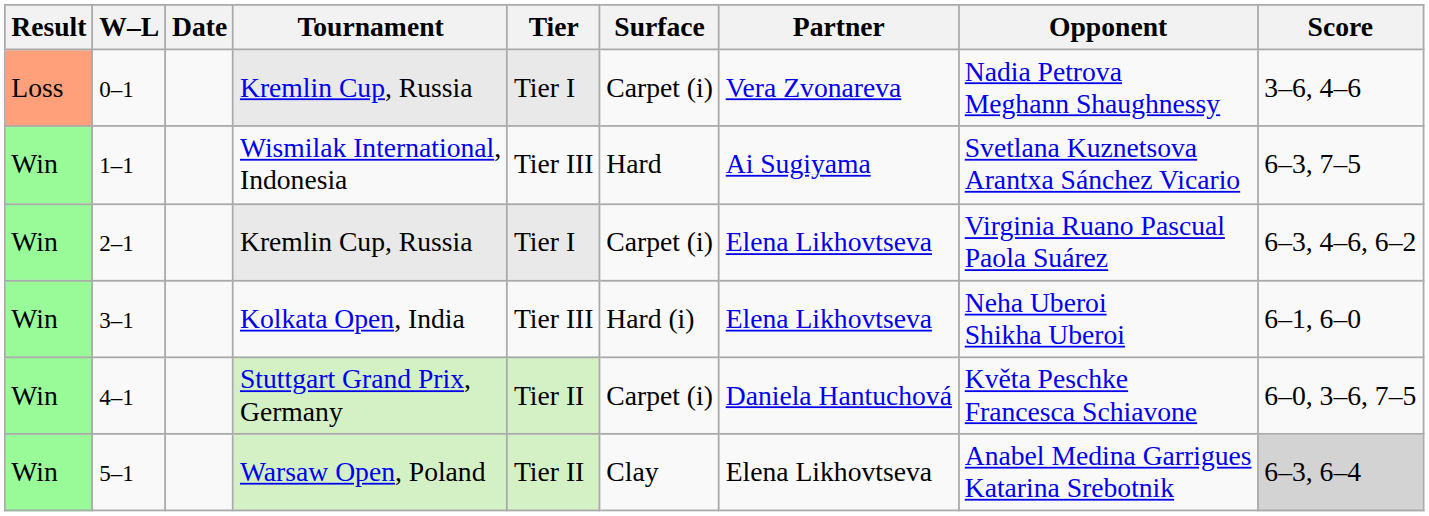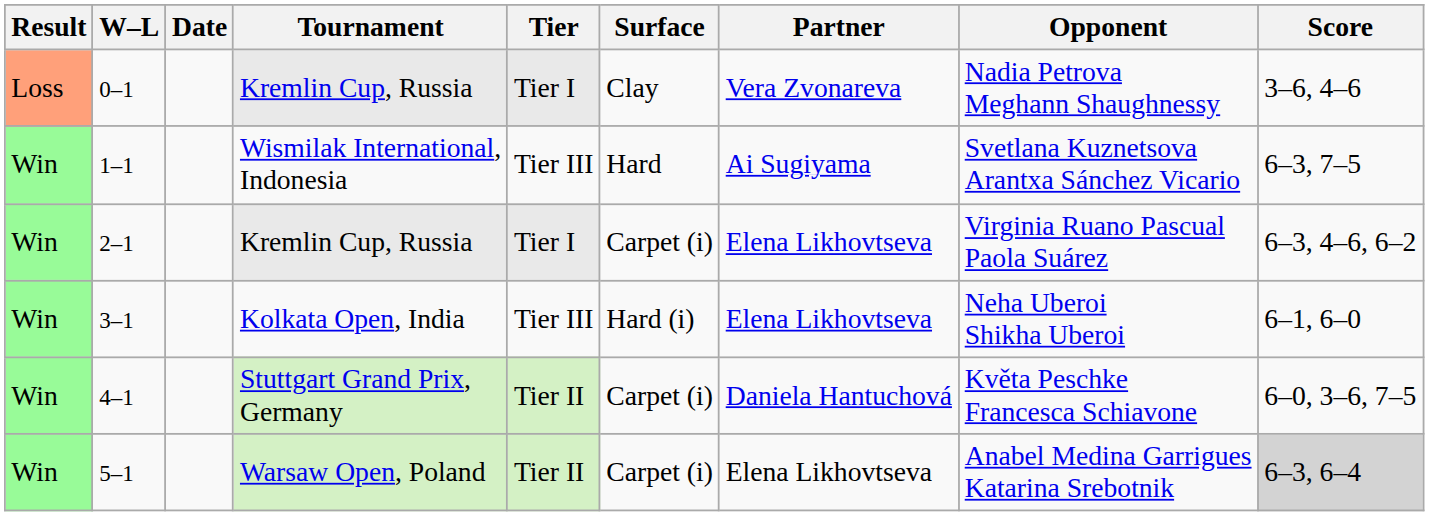(660, 87) Carpet (i) -> (632, 87) Clay
(632, 471) Clay -> (660, 471) Carpet (i)
